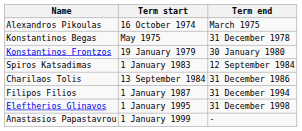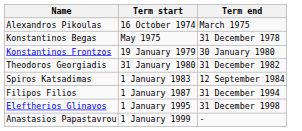+ row: (56, 65)
- row: (44, 79)
